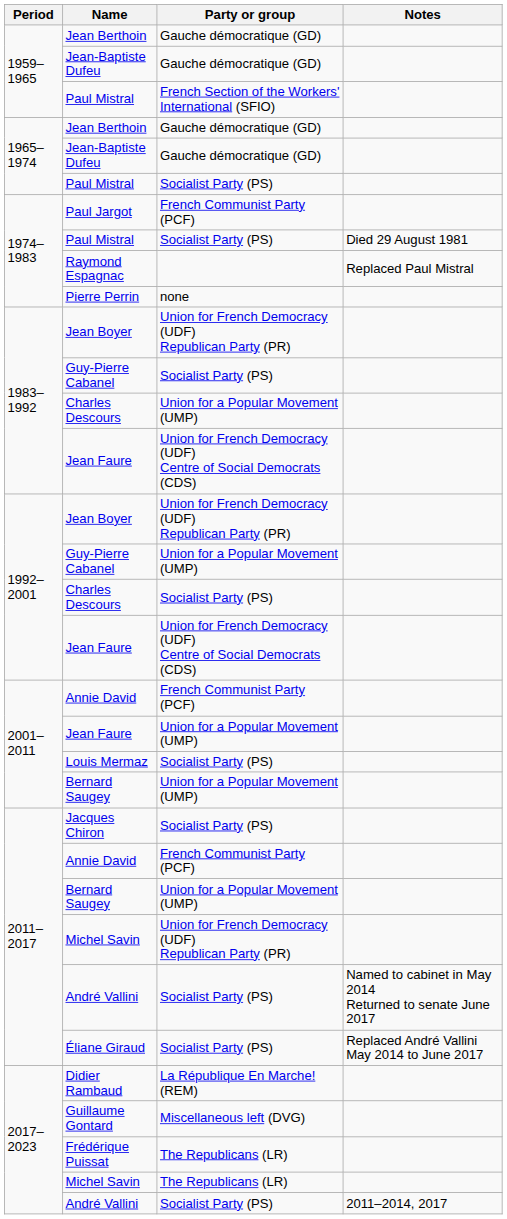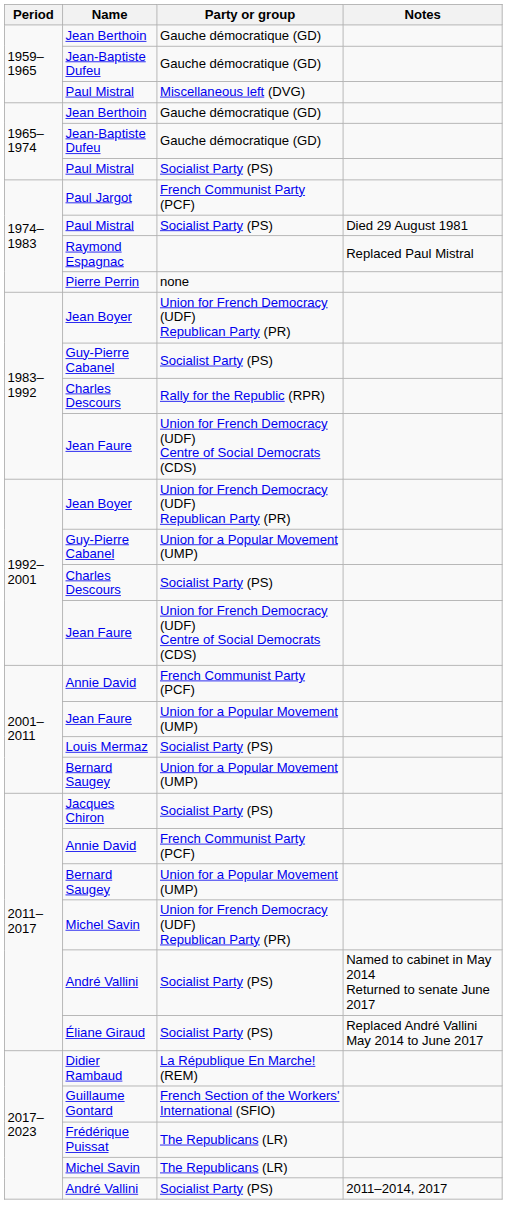(250, 99) French Section of the Workers' International (SFIO) -> (233, 92) Miscellaneous left (DVG)
(249, 410) Union for a Popular Movement (UMP) -> (242, 396) Rally for the Republic (RPR)
(233, 1118) Miscellaneous left (DVG) -> (250, 1104) French Section of the Workers' International (SFIO)
